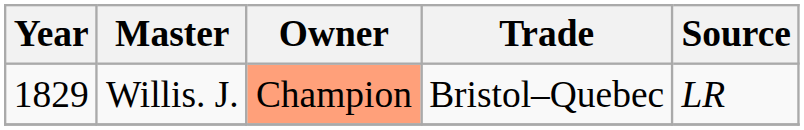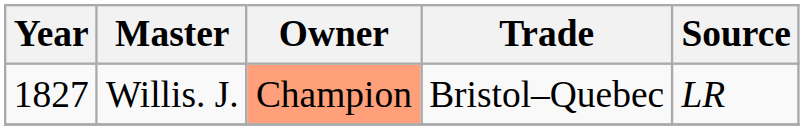(51, 93) 1829 -> (51, 93) 1827
